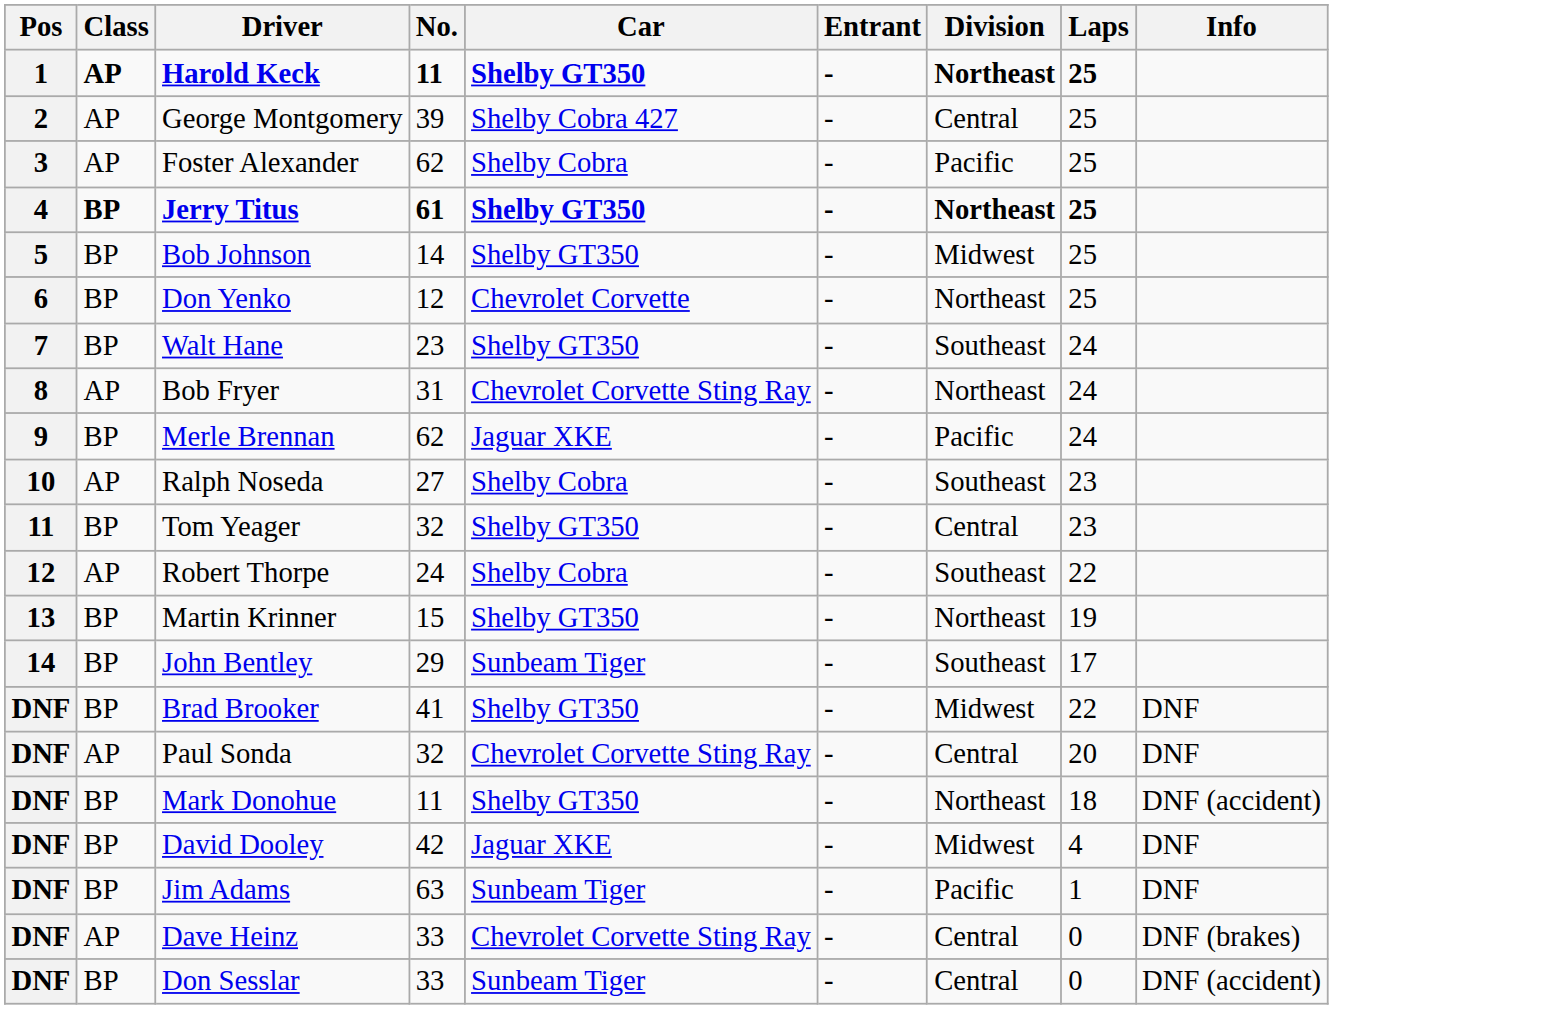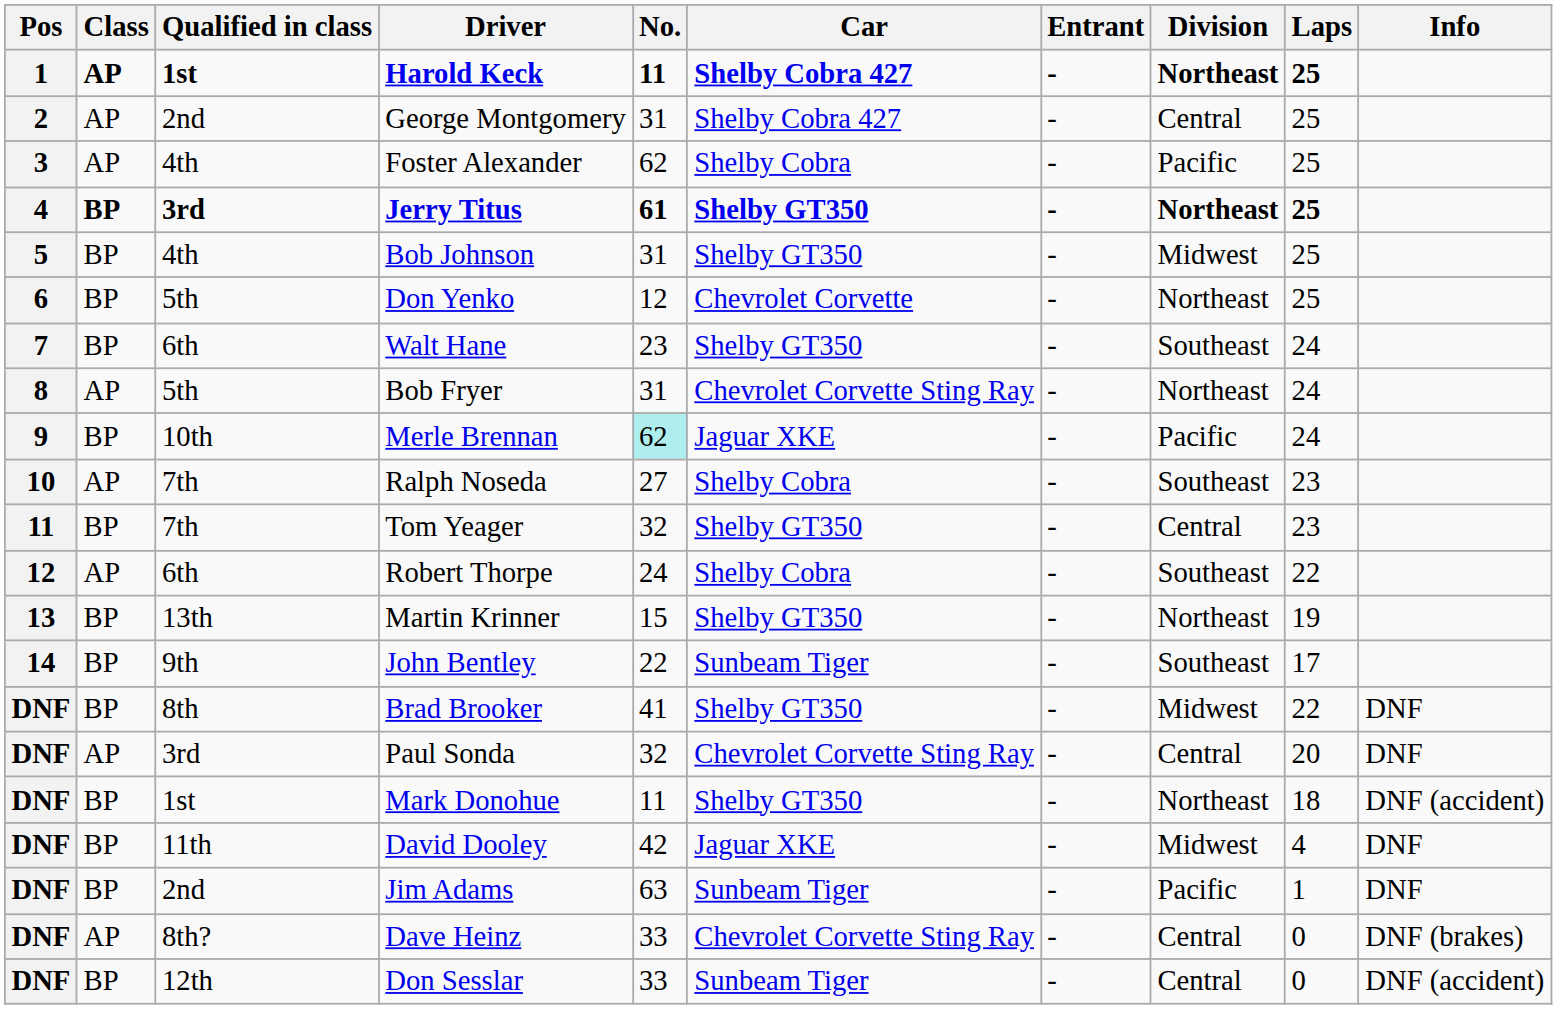+ column: (267, 27)
(558, 72) Shelby GT350 -> (803, 72) Shelby Cobra 427
(430, 118) 39 -> (653, 118) 31
(430, 254) 14 -> (653, 254) 31
(430, 436) no background -> (653, 436) paleturquoise background
(430, 663) 29 -> (653, 663) 22
